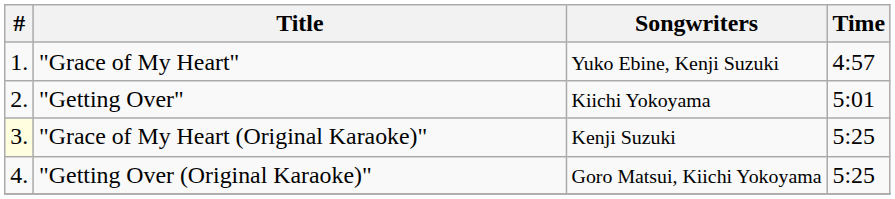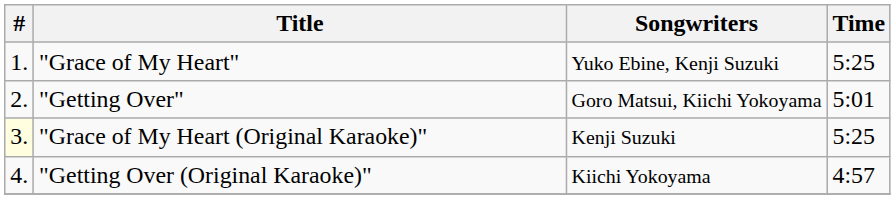(854, 61) 4:57 -> (854, 61) 5:25
(641, 100) Kiichi Yokoyama -> (697, 100) Goro Matsui, Kiichi Yokoyama
(697, 176) Goro Matsui, Kiichi Yokoyama -> (641, 176) Kiichi Yokoyama
(854, 174) 5:25 -> (854, 174) 4:57
